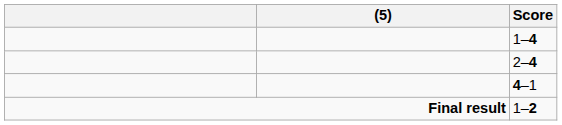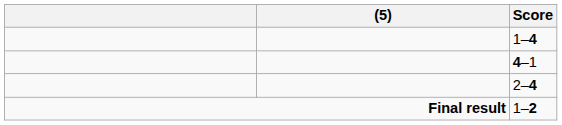rows swapped: (525, 85) <-> (525, 62)
